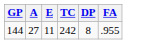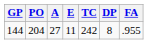+ column: (36, 13)
